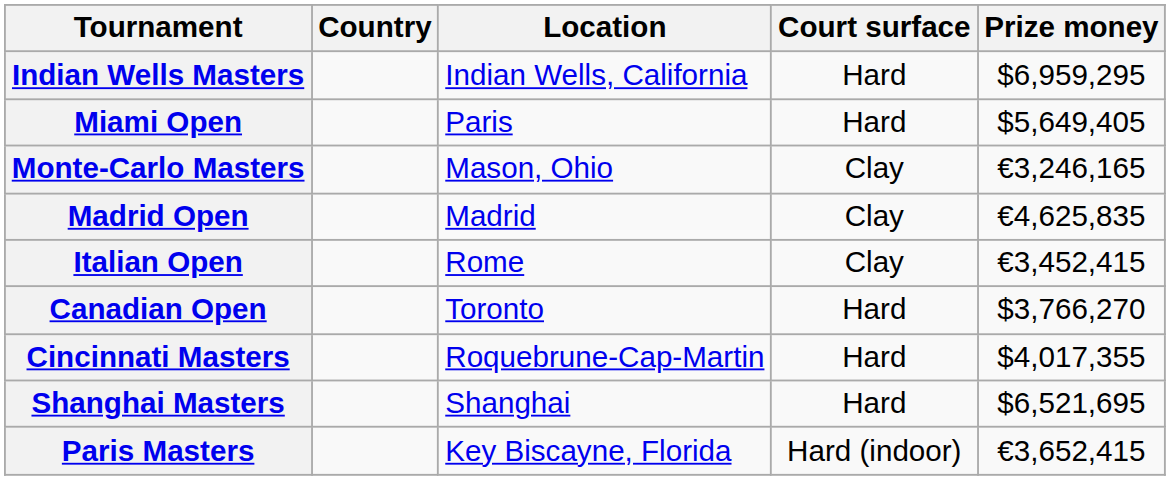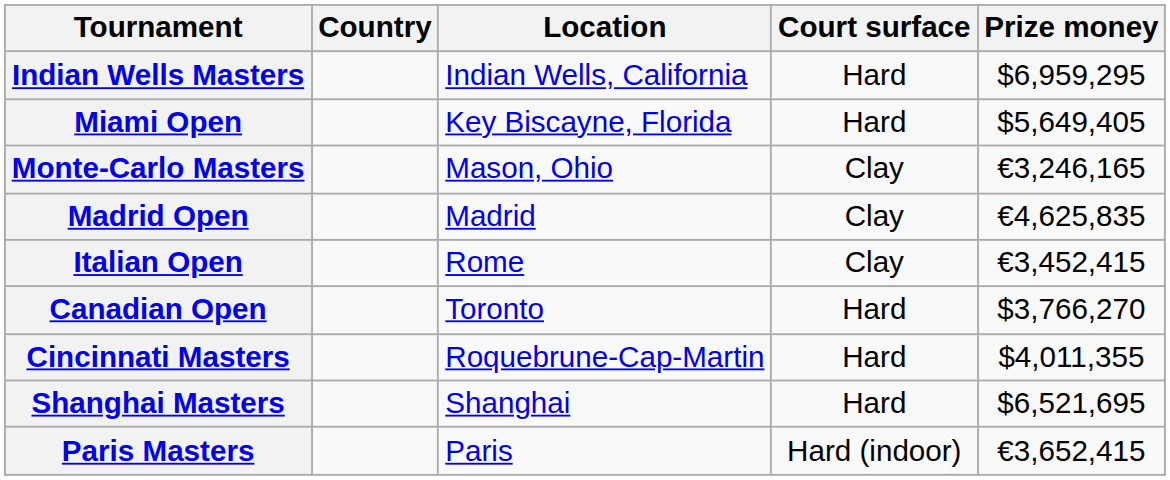(479, 121) Paris -> (588, 121) Key Biscayne, Florida
(1071, 356) $4,017,355 -> (1071, 356) $4,011,355
(588, 450) Key Biscayne, Florida -> (479, 450) Paris
